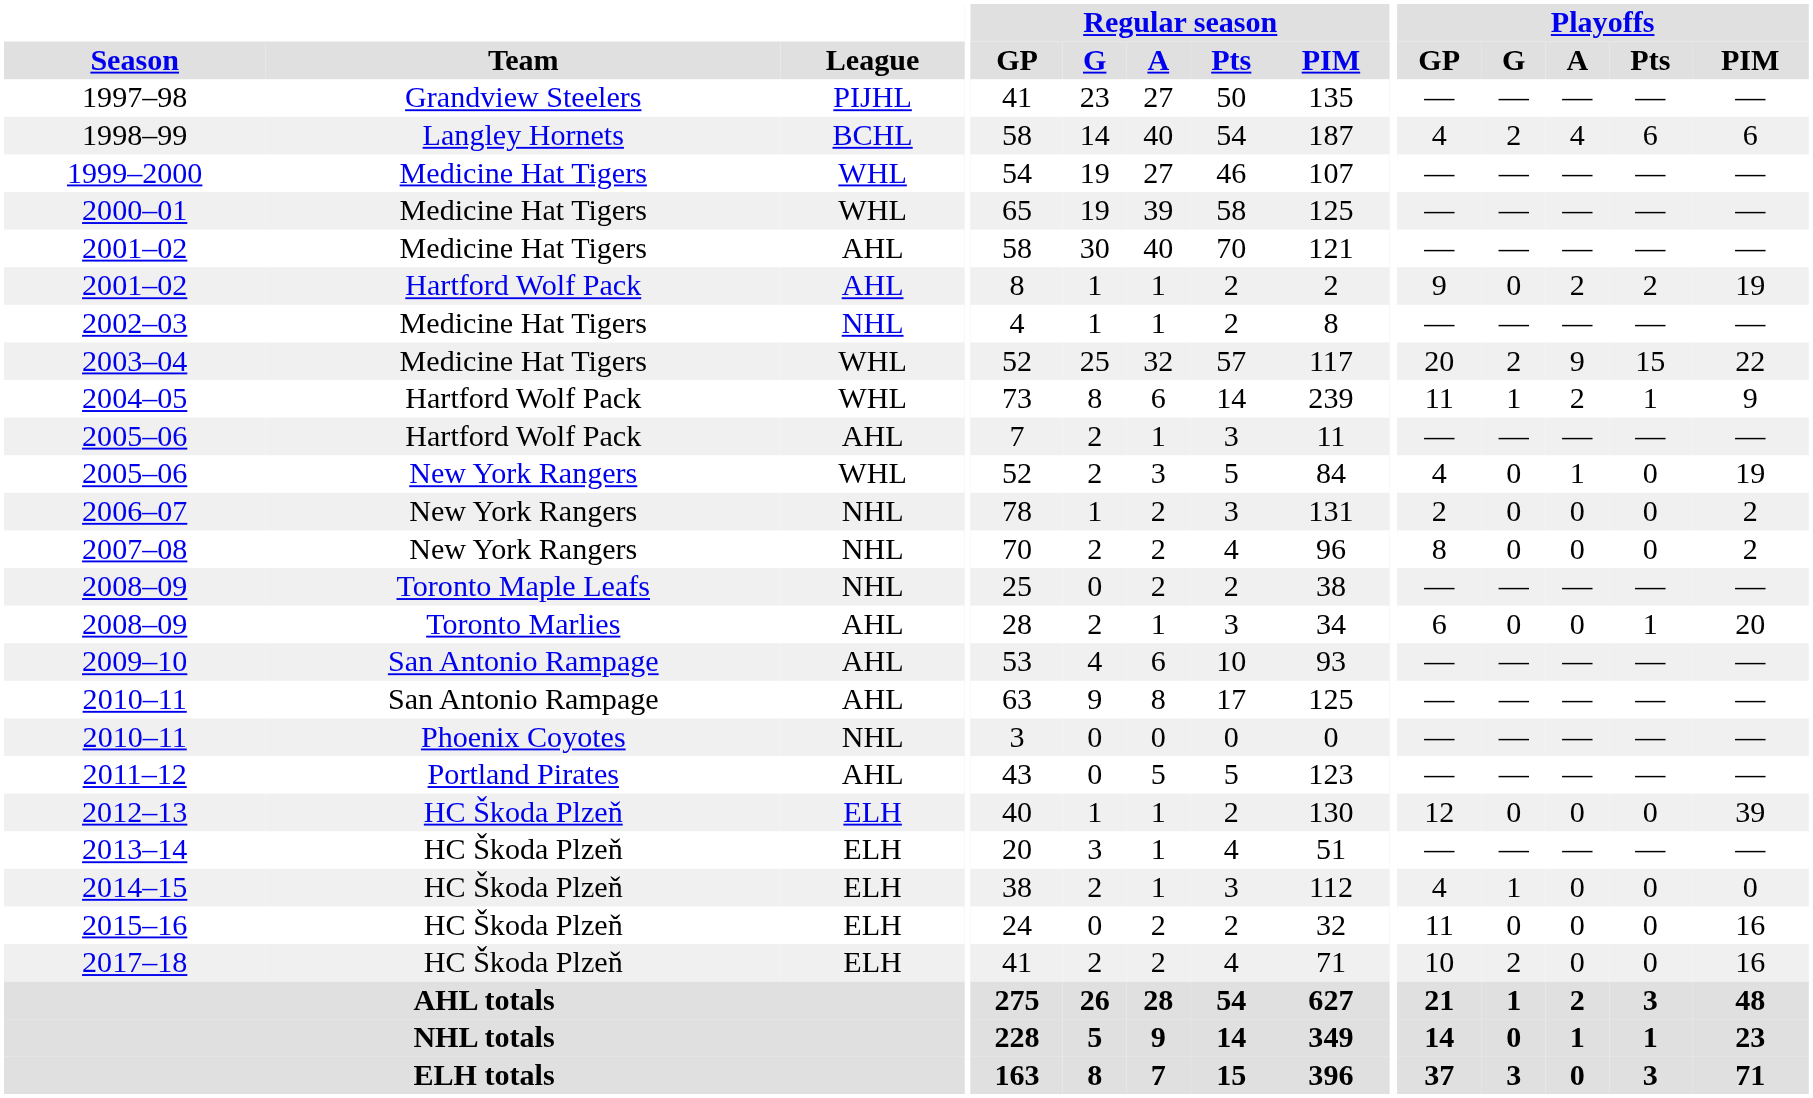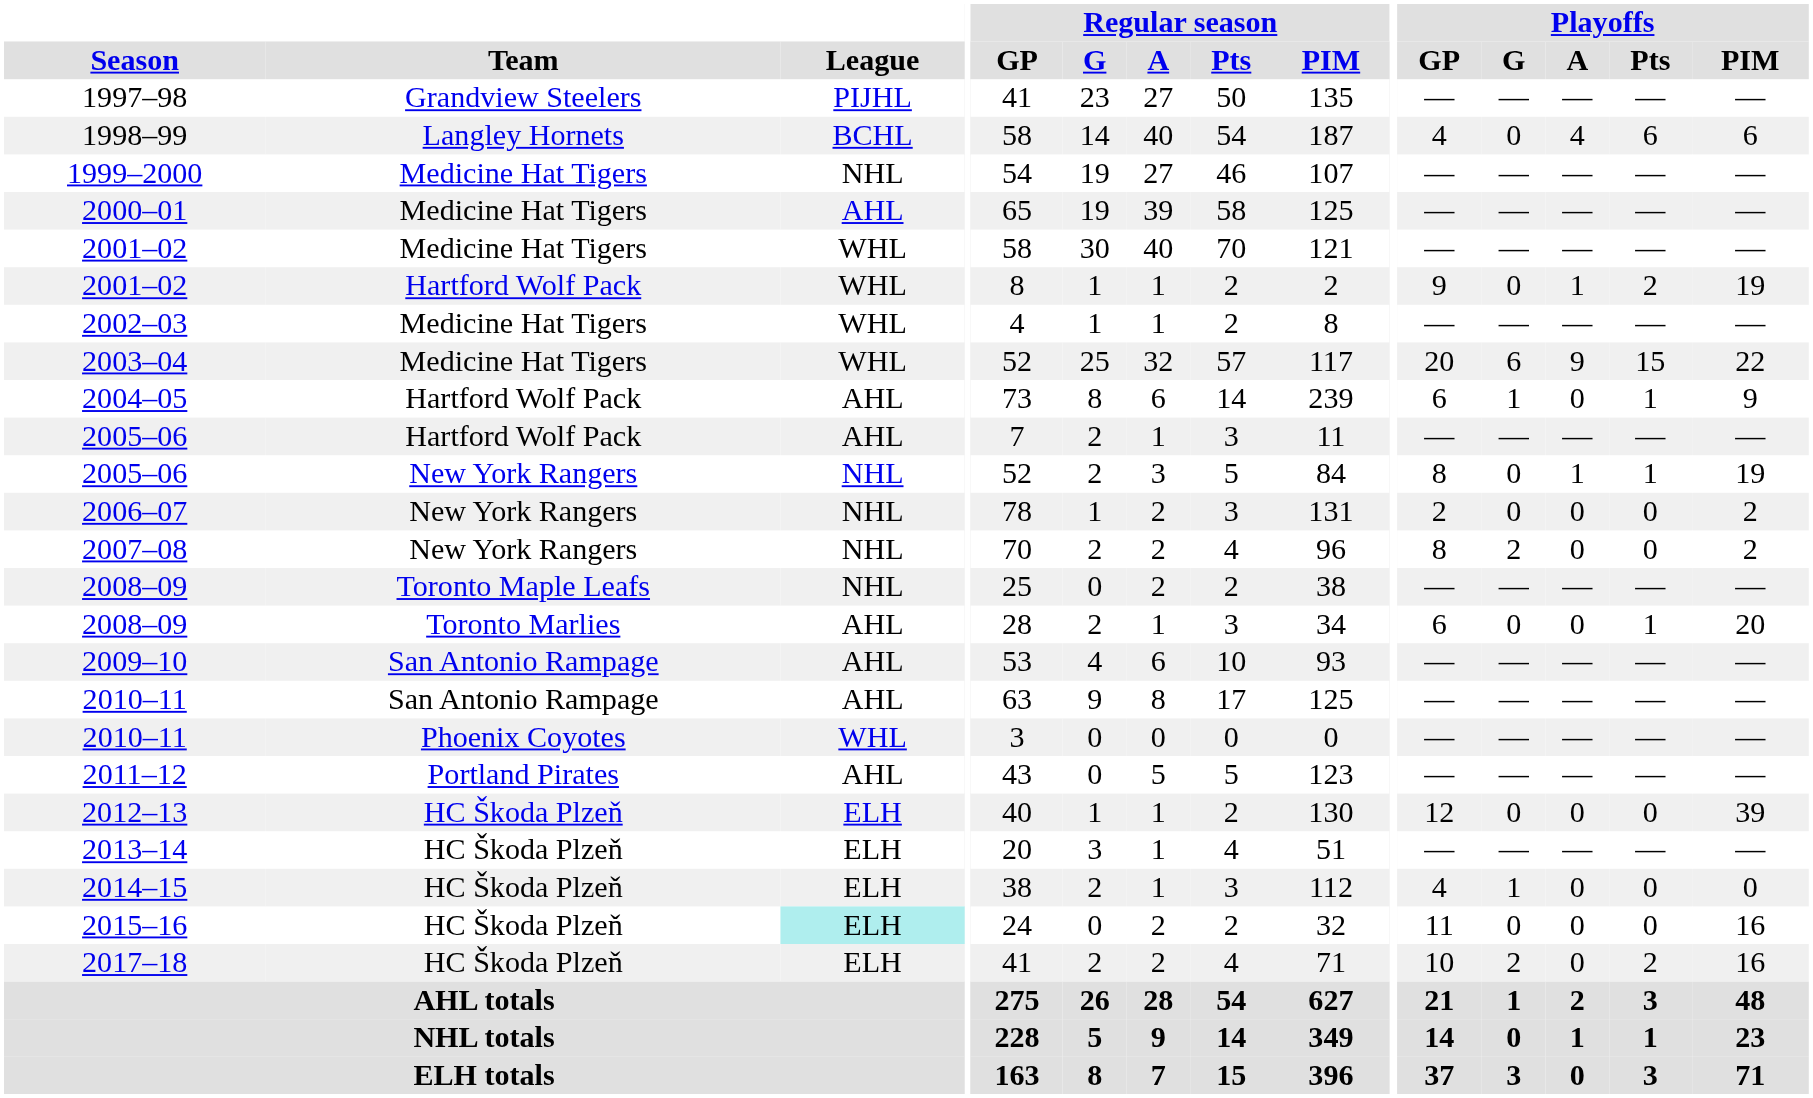(1514, 135) 2 -> (1514, 135) 0
(873, 172) WHL -> (873, 172) NHL
(873, 210) WHL -> (873, 210) AHL
(873, 247) AHL -> (873, 247) WHL
(873, 285) AHL -> (873, 285) WHL
(1577, 285) 2 -> (1577, 285) 1
(873, 323) NHL -> (873, 323) WHL
(1514, 360) 2 -> (1514, 360) 6
(873, 398) WHL -> (873, 398) AHL
(1439, 398) 11 -> (1439, 398) 6
(1577, 398) 2 -> (1577, 398) 0
(873, 473) WHL -> (873, 473) NHL
(1439, 473) 4 -> (1439, 473) 8
(1650, 473) 0 -> (1650, 473) 1
(1514, 548) 0 -> (1514, 548) 2
(873, 736) NHL -> (873, 736) WHL
(873, 924) no background -> (873, 924) paleturquoise background
(1650, 962) 0 -> (1650, 962) 2
